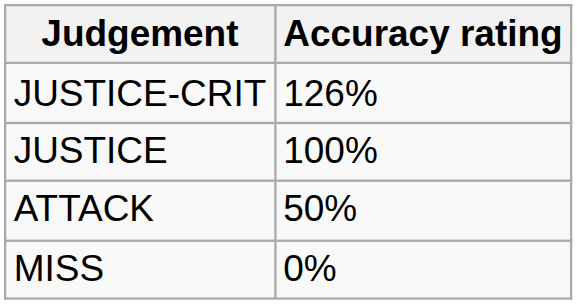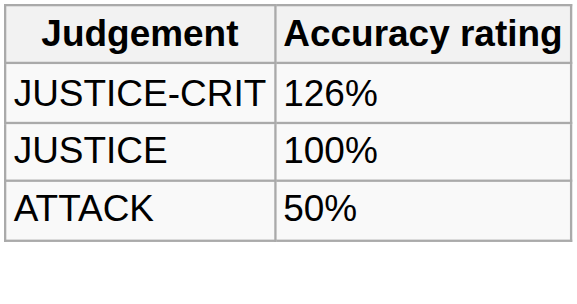- row: (59, 268)
